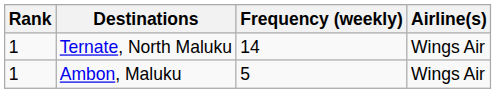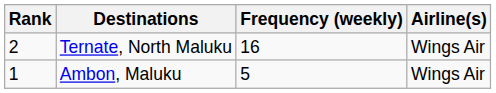(14, 47) 1 -> (14, 47) 2
(250, 47) 14 -> (250, 47) 16
